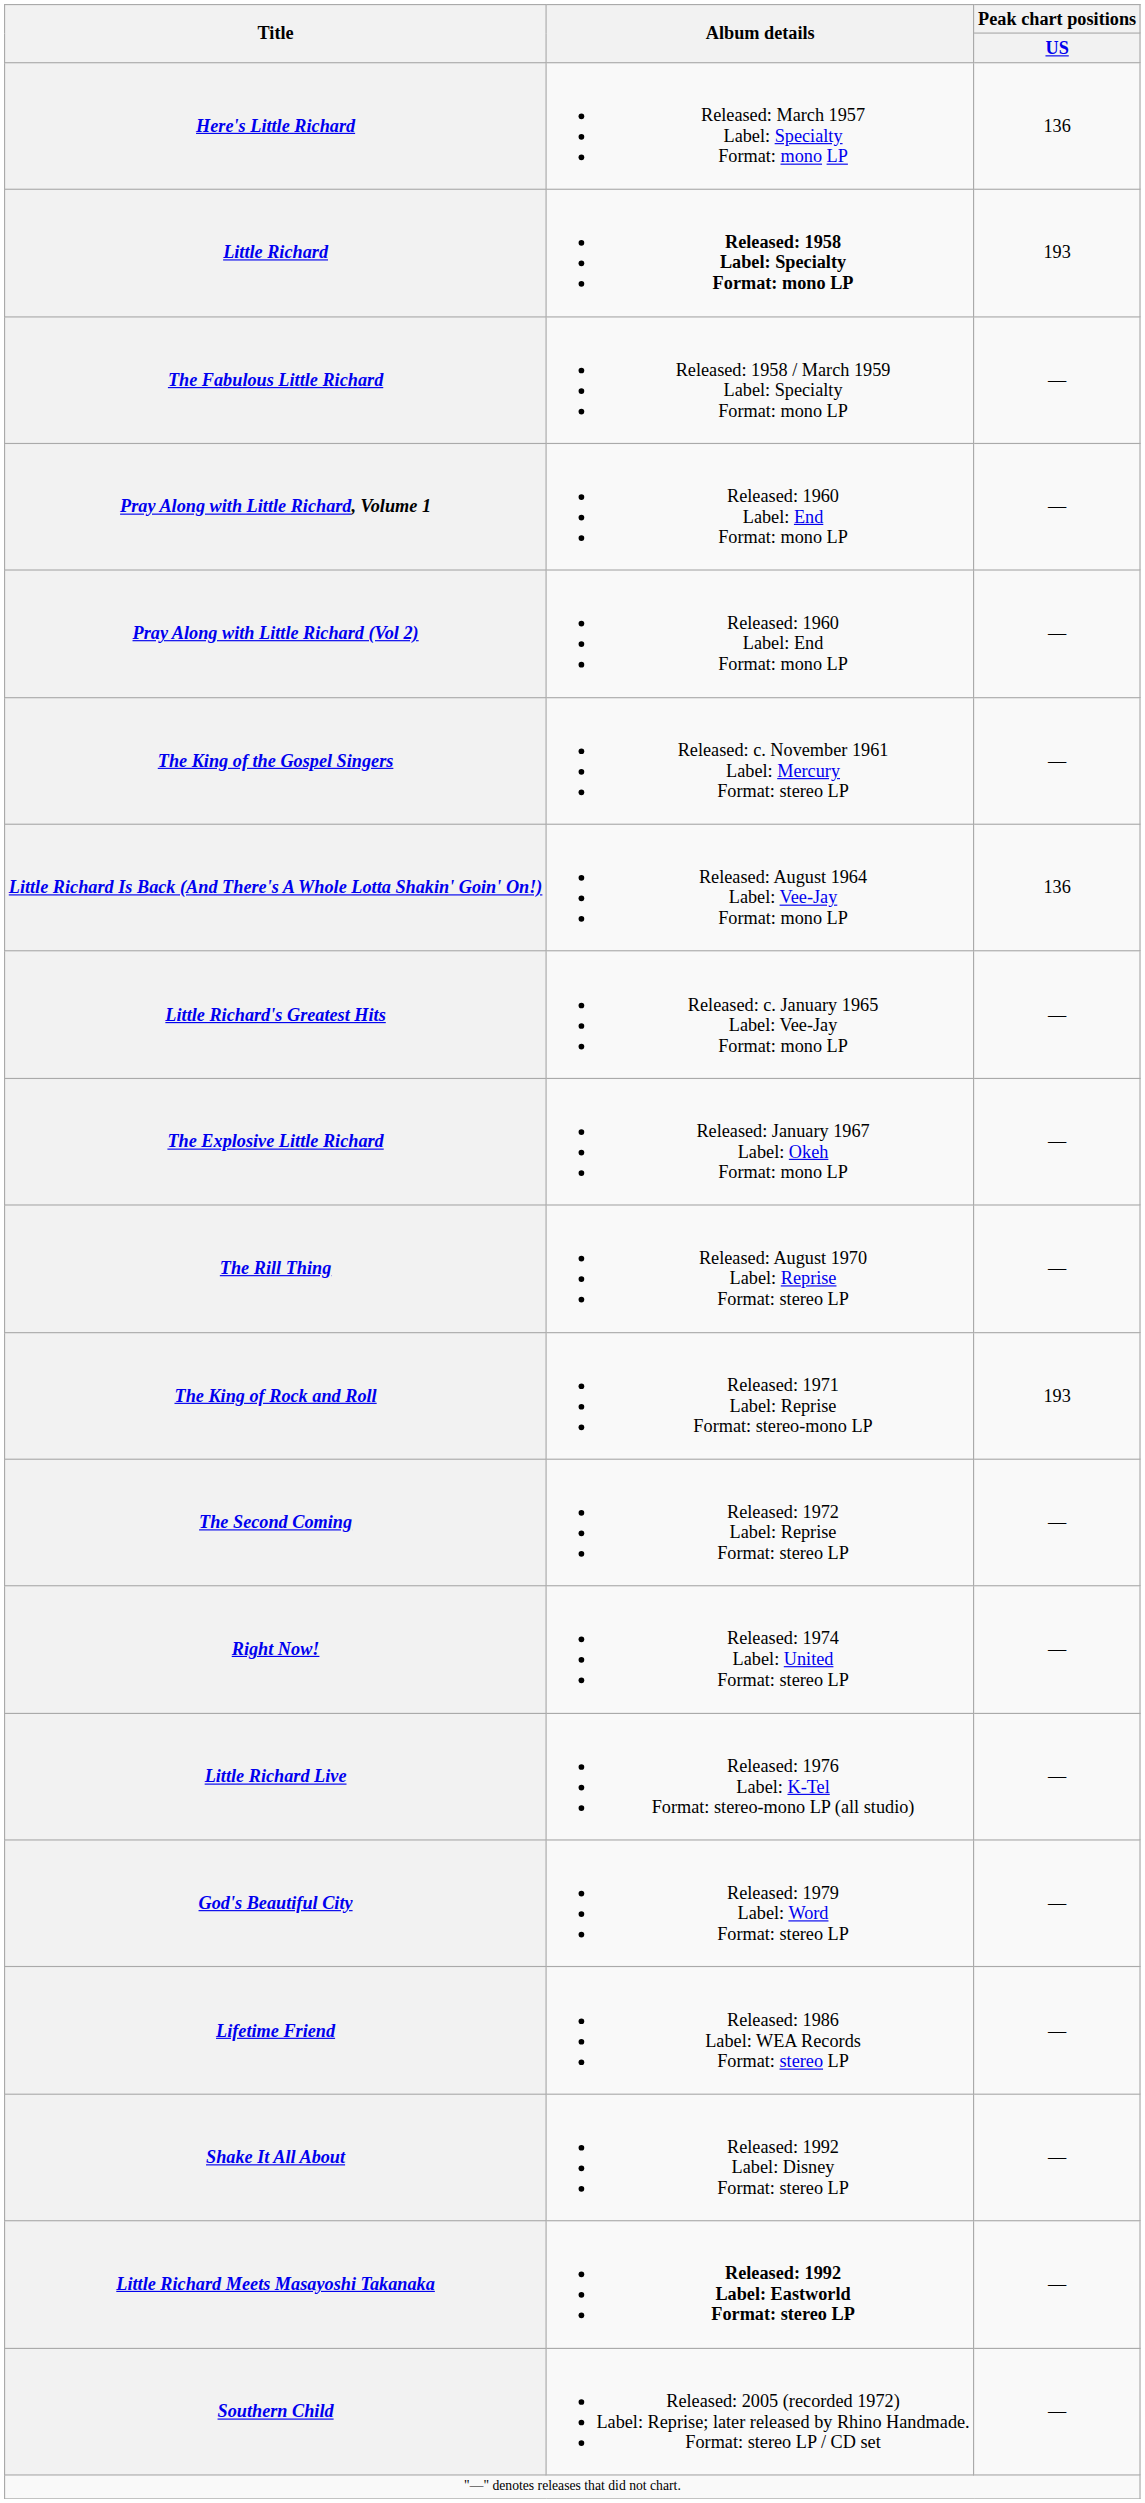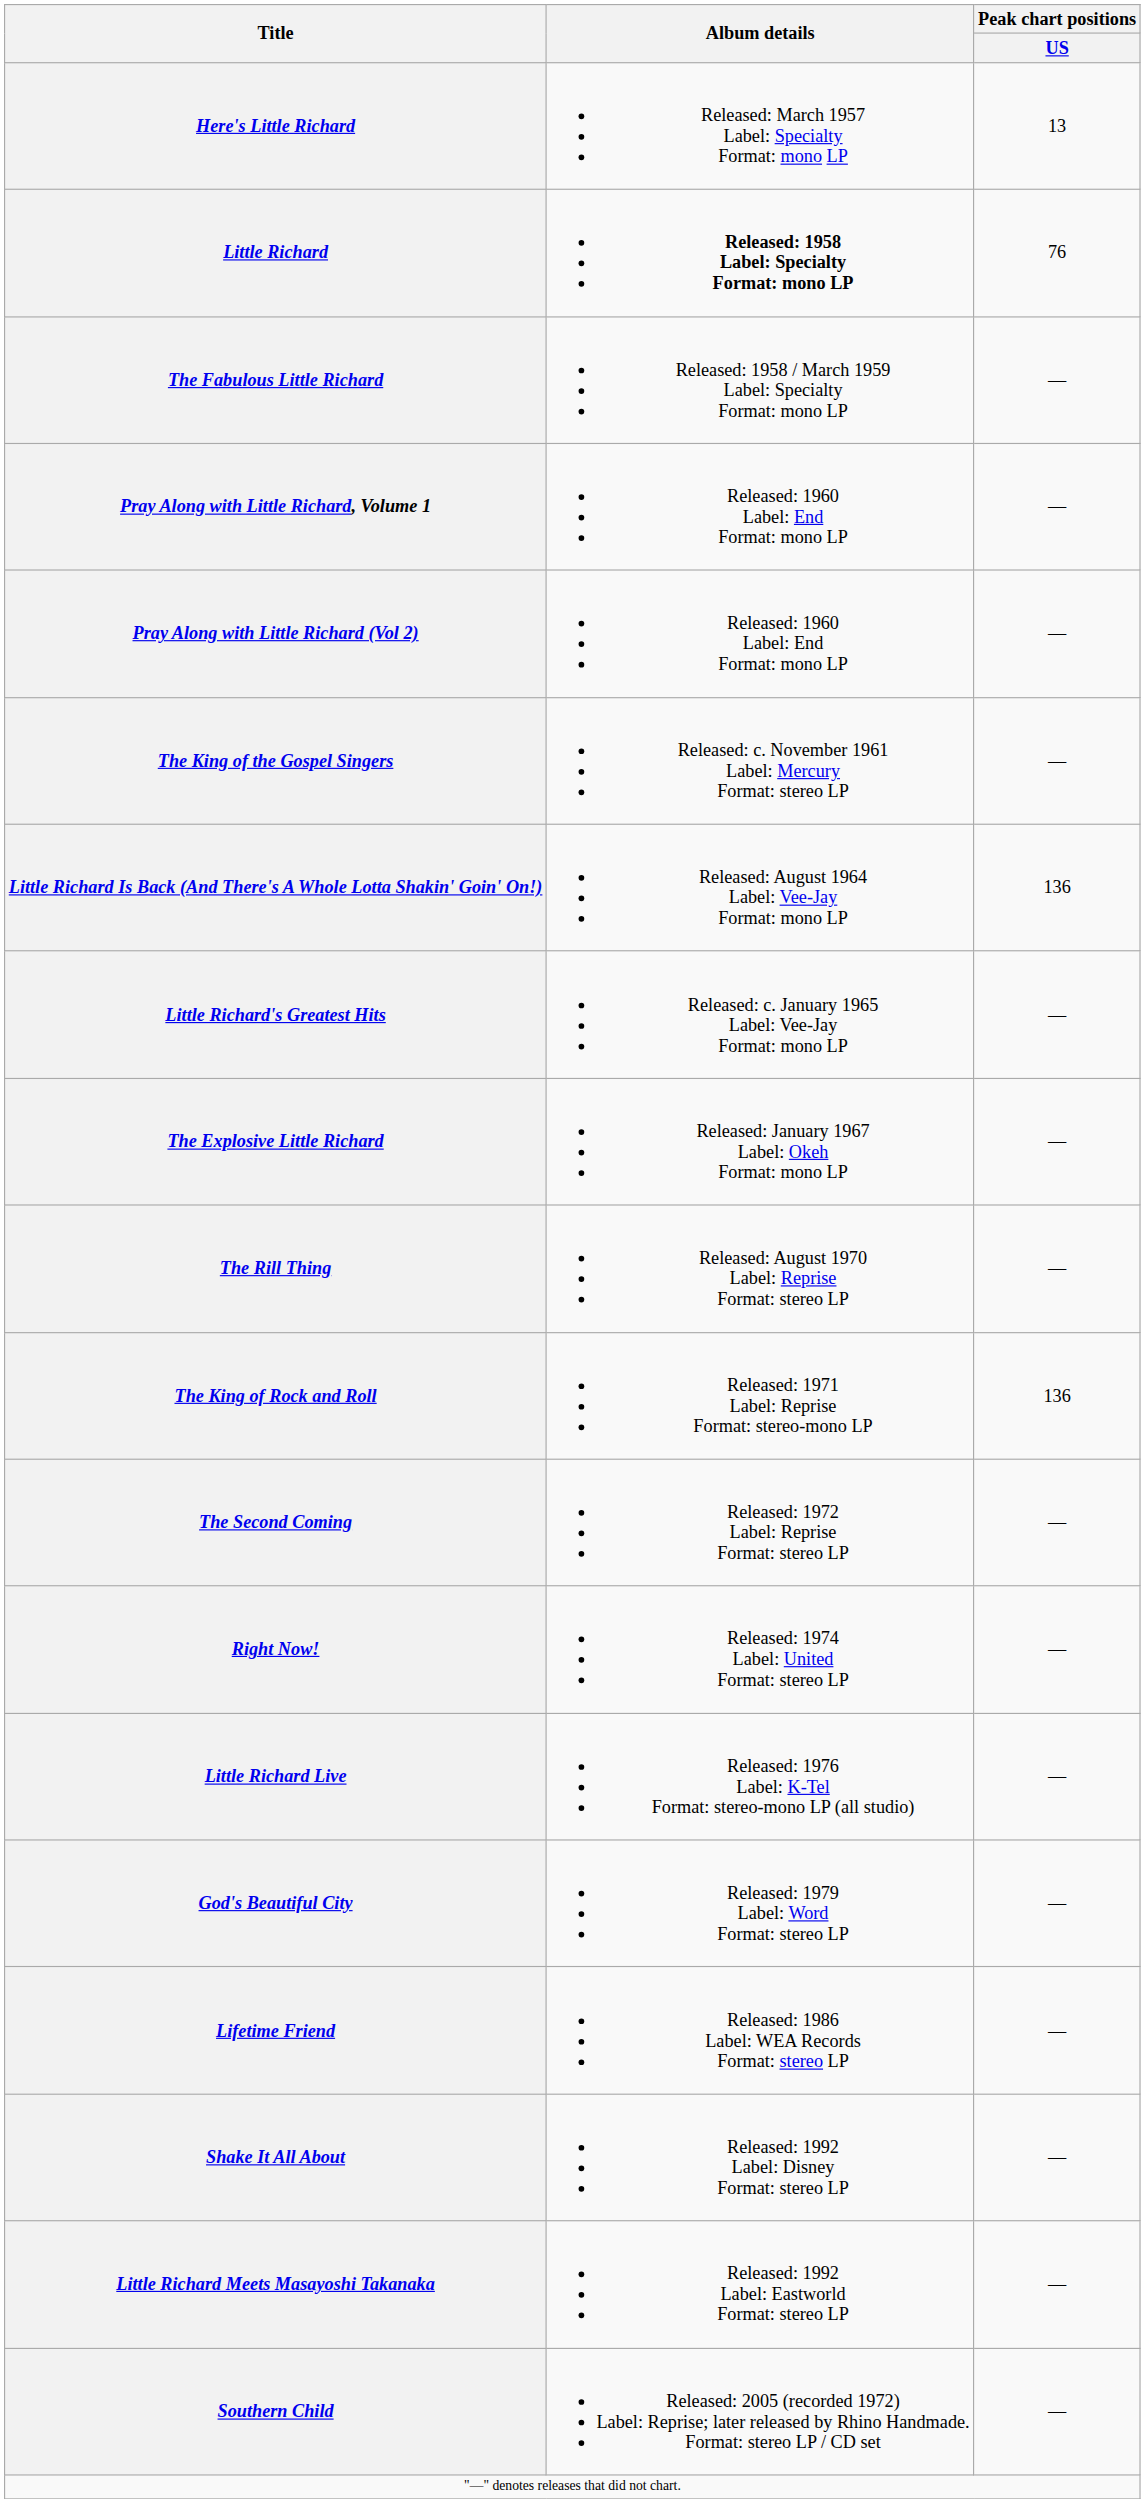(1057, 125) 136 -> (1057, 125) 13
(1057, 252) 193 -> (1057, 252) 76
(1057, 1395) 193 -> (1057, 1395) 136
(760, 2295) bold -> (760, 2295) normal
